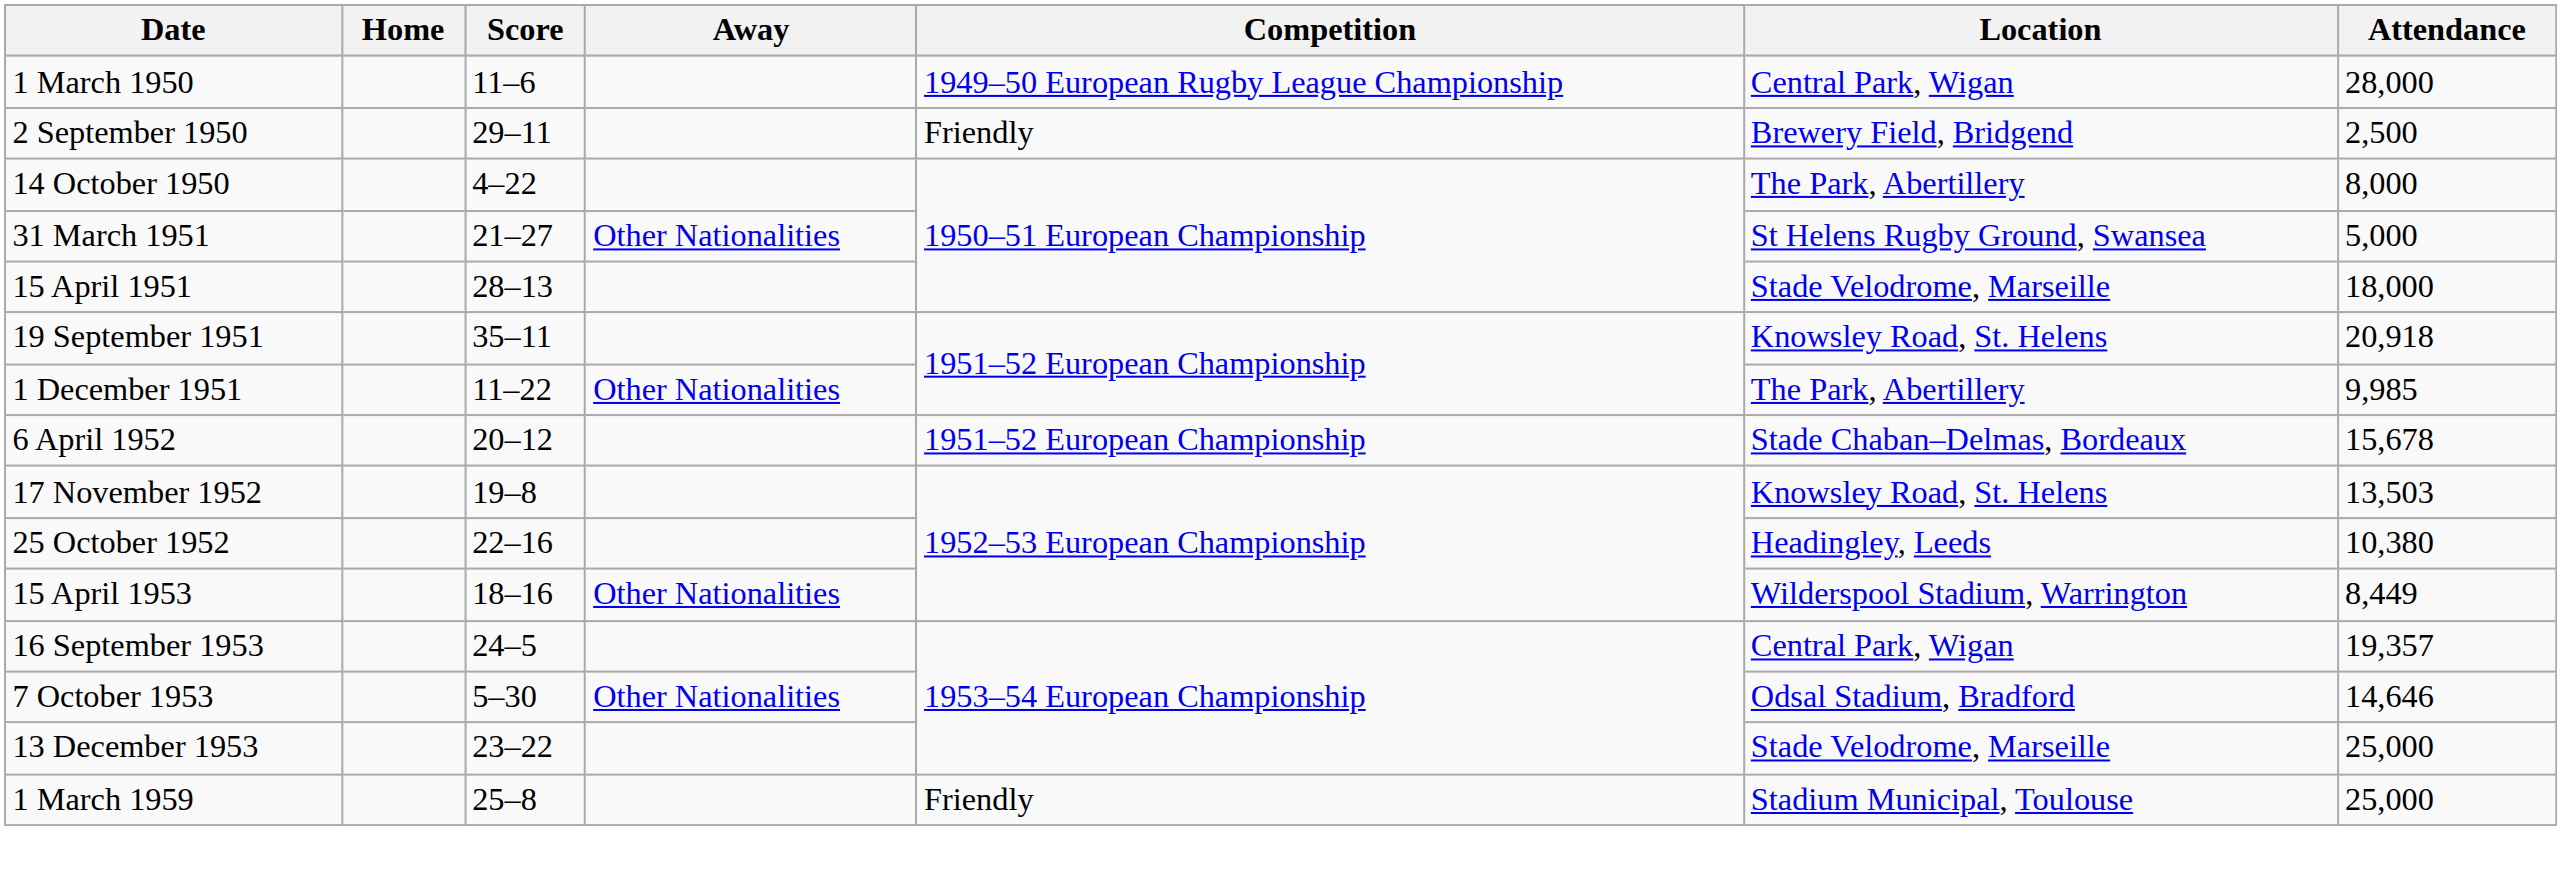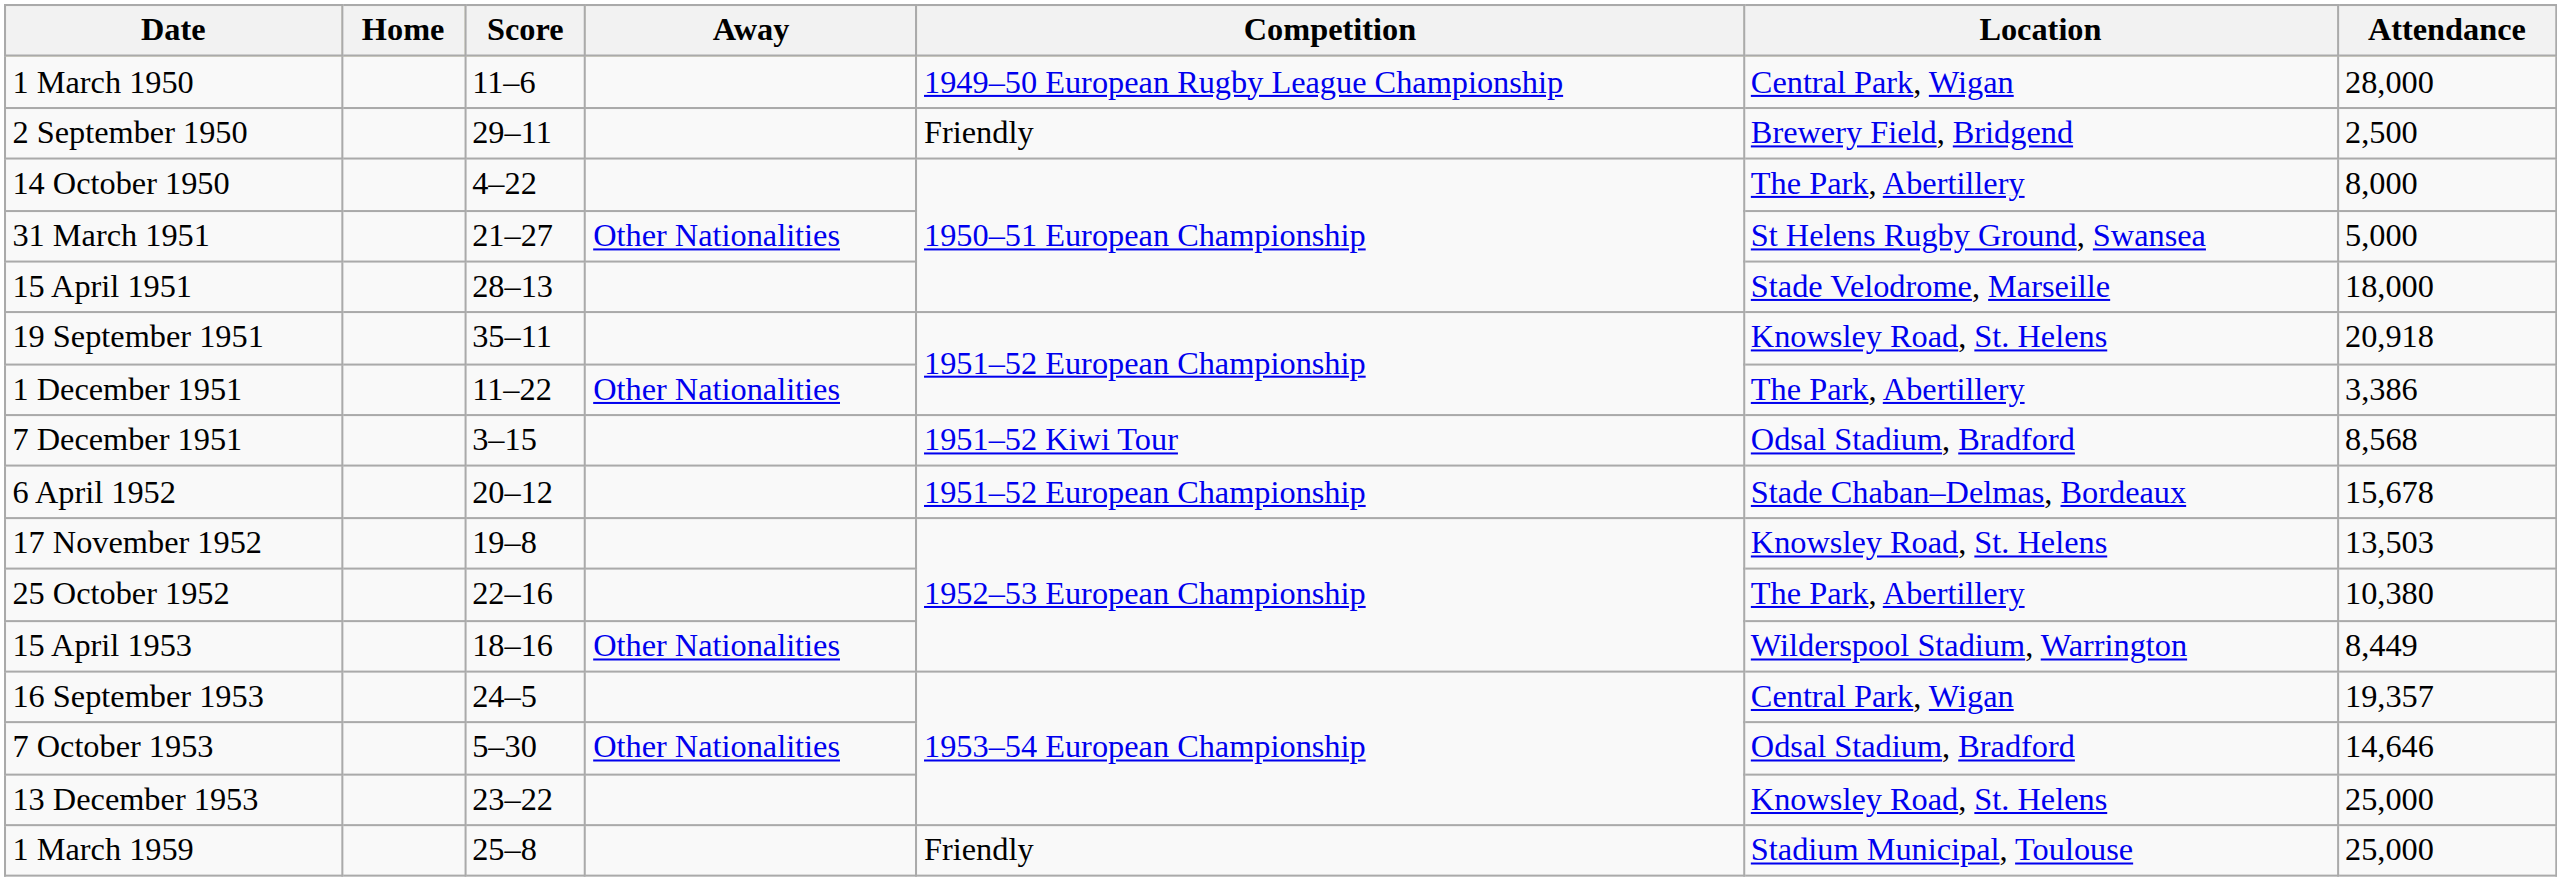(2381, 388) 9,985 -> (2381, 388) 3,386
+ row: (127, 440)
(1871, 542) Headingley, Leeds -> (1888, 593) The Park, Abertillery
(1930, 747) Stade Velodrome, Marseille -> (1929, 798) Knowsley Road, St. Helens
